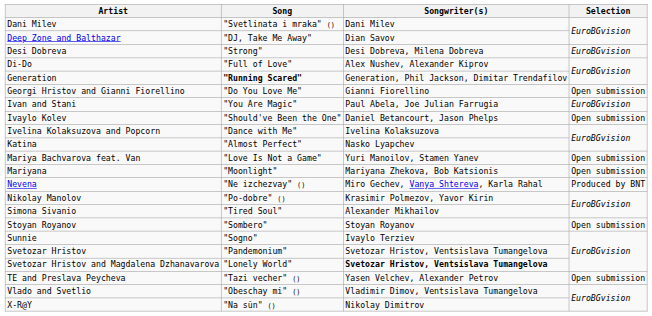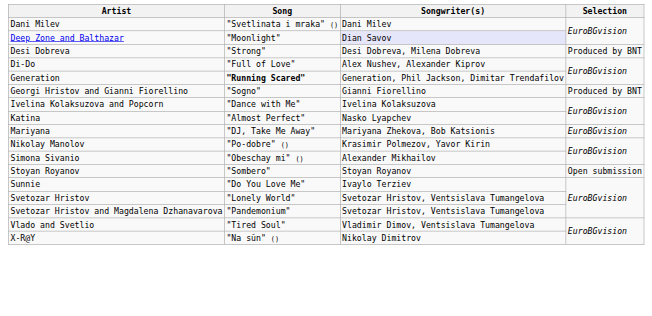(268, 38) "DJ, Take Me Away" -> (254, 38) "Moonlight"
(370, 38) no background -> (367, 38) lavender background
(601, 51) EuroBGvision -> (605, 51) Produced by BNT
(263, 91) "Do You Love Me" -> (244, 91) "Sogno"
(608, 91) Open submission -> (605, 91) Produced by BNT
- row: (42, 104)
- row: (37, 118)
- row: (74, 158)
(250, 171) "Moonlight" -> (271, 131) "DJ, Take Me Away"
(608, 171) Open submission -> (597, 131) EuroBGvision
- row: (22, 185)
(253, 211) "Tired Soul" -> (265, 158) "Obeschay mi" ()
(240, 238) "Sogno" -> (266, 185) "Do You Love Me"
(255, 251) "Pandemonium" -> (261, 198) "Lonely World"
(258, 265) "Lonely World" -> (258, 211) "Pandemonium"
(446, 265) bold -> (443, 211) normal
- row: (66, 278)
(262, 291) "Obeschay mi" () -> (256, 225) "Tired Soul"
